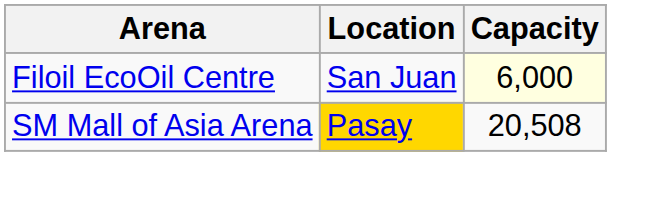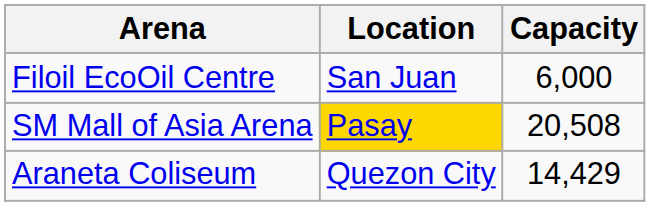(535, 77) lightyellow background -> (574, 77) no background
+ row: (134, 175)
